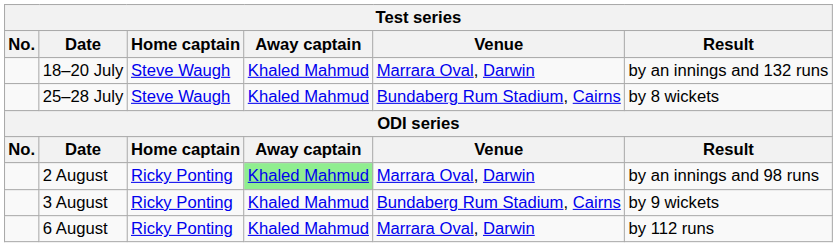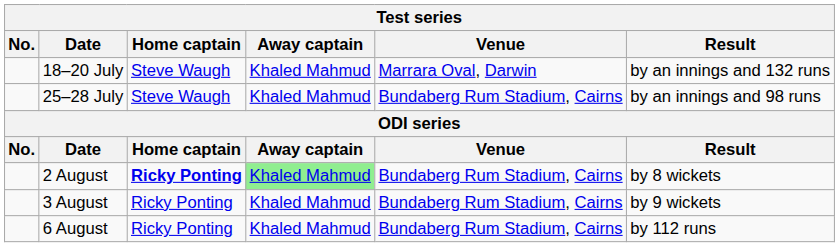(674, 96) by 8 wickets -> (726, 96) by an innings and 98 runs
(182, 176) normal -> (186, 176) bold
(456, 176) Marrara Oval, Darwin -> (501, 176) Bundaberg Rum Stadium, Cairns
(724, 176) by an innings and 98 runs -> (676, 176) by 8 wickets
(456, 228) Marrara Oval, Darwin -> (501, 228) Bundaberg Rum Stadium, Cairns
